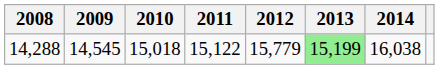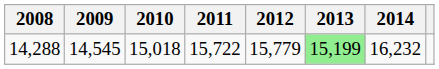(215, 49) 15,122 -> (215, 49) 15,722
(395, 49) 16,038 -> (395, 49) 16,232
